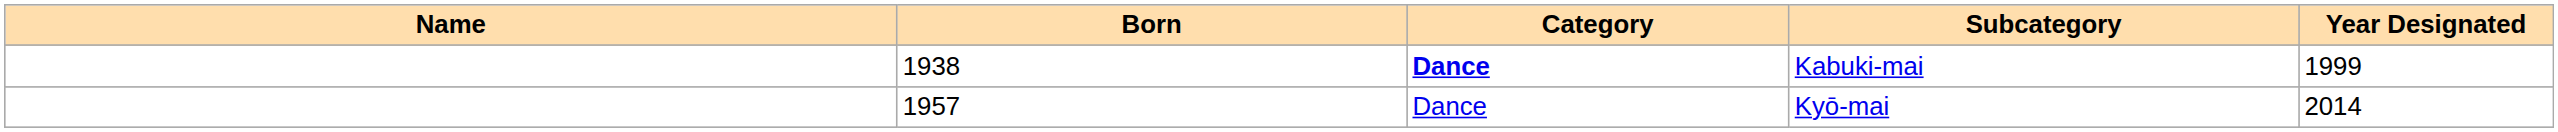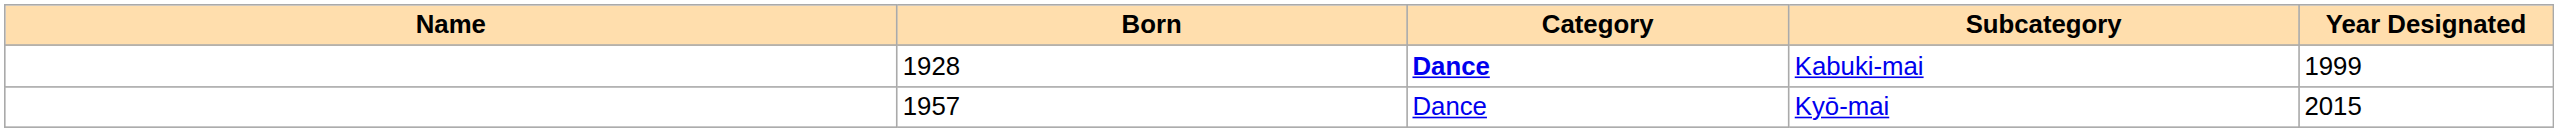(931, 65) 1938 -> (931, 65) 1928
(2333, 106) 2014 -> (2333, 106) 2015
